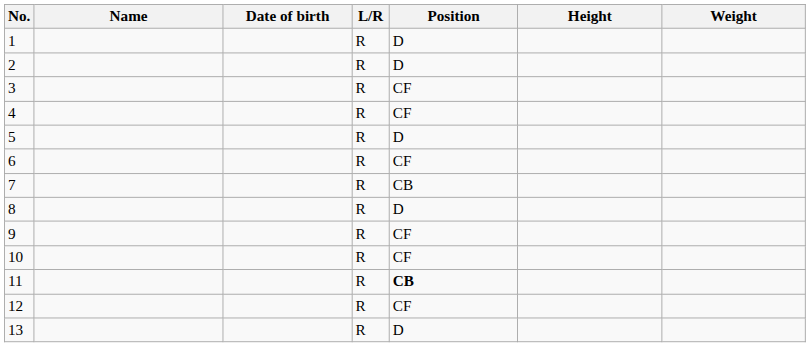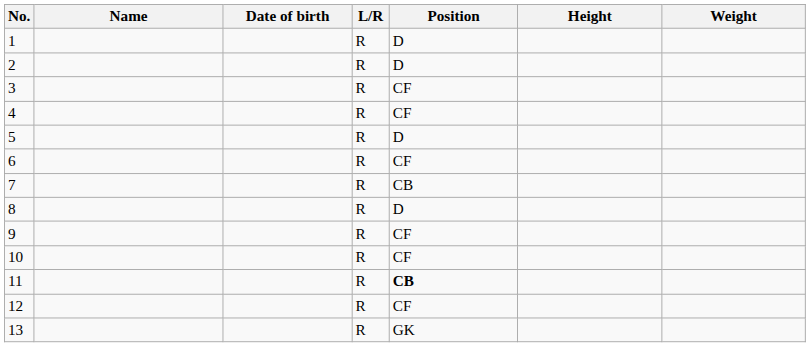(398, 329) D -> (404, 329) GK
